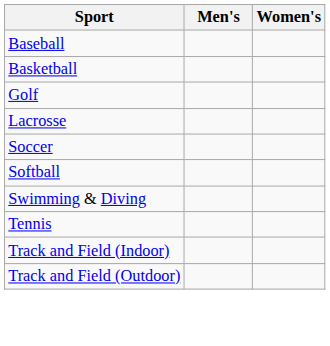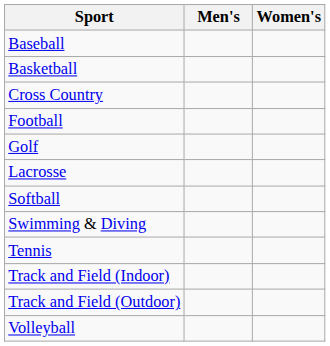+ row: (56, 95)
+ row: (35, 120)
- row: (30, 146)
+ row: (42, 328)
